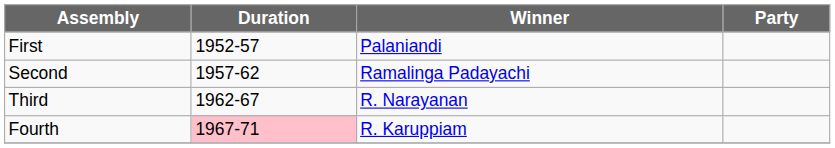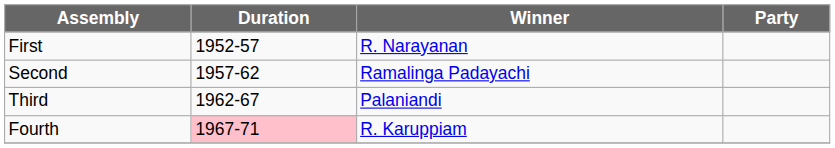(401, 45) Palaniandi -> (414, 45) R. Narayanan
(414, 101) R. Narayanan -> (401, 101) Palaniandi
